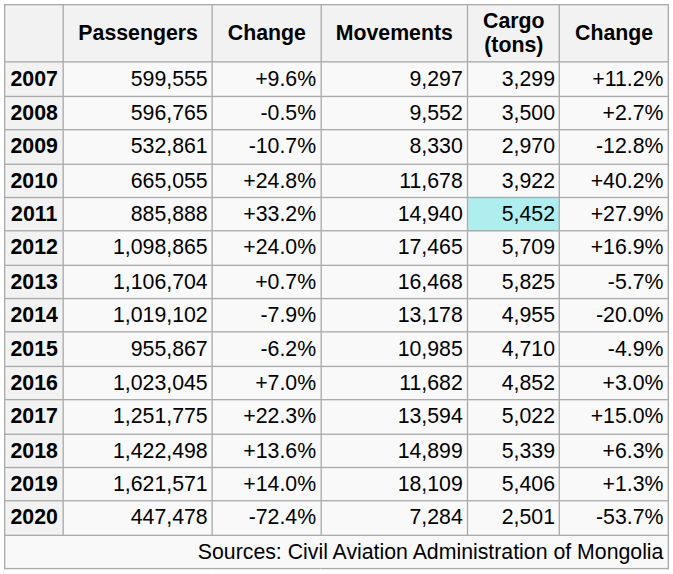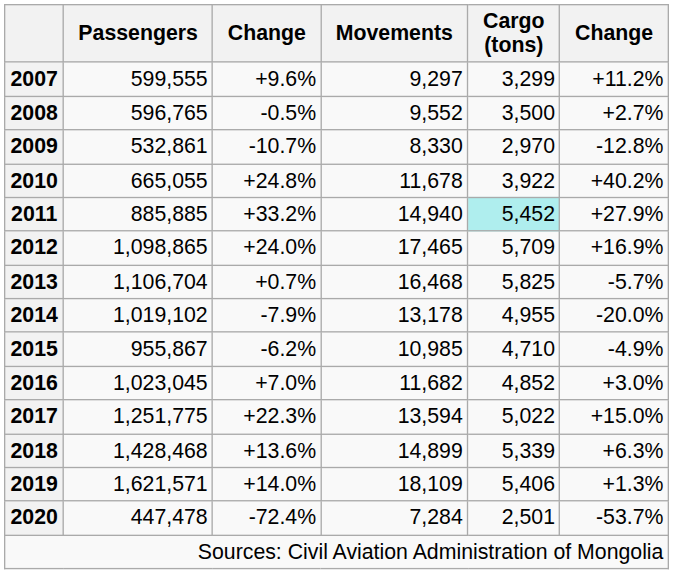(169, 214) 885,888 -> (169, 214) 885,885
(160, 450) 1,422,498 -> (160, 450) 1,428,468
